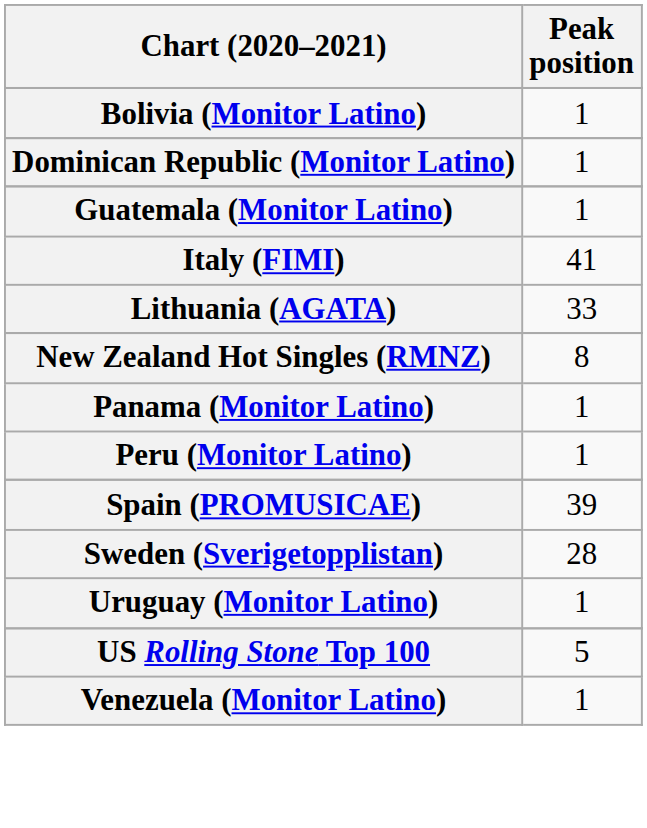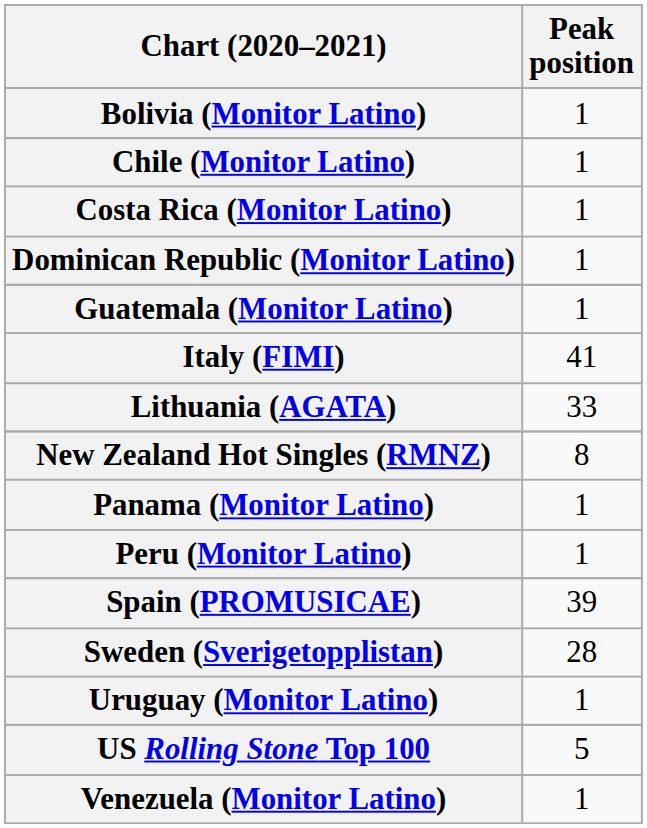+ row: (264, 161)
+ row: (264, 210)
